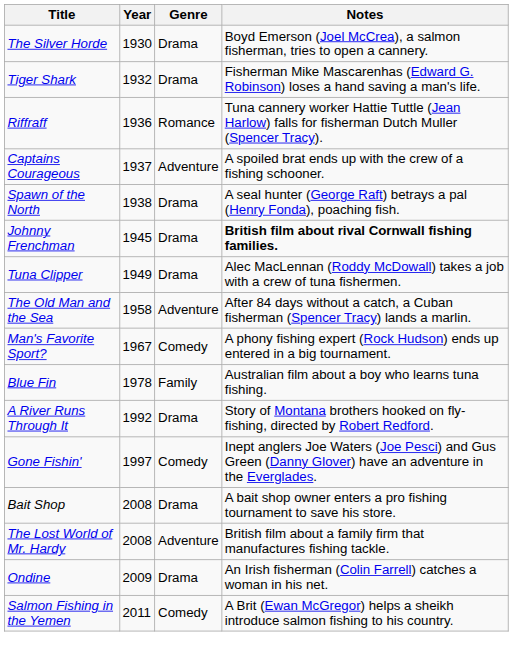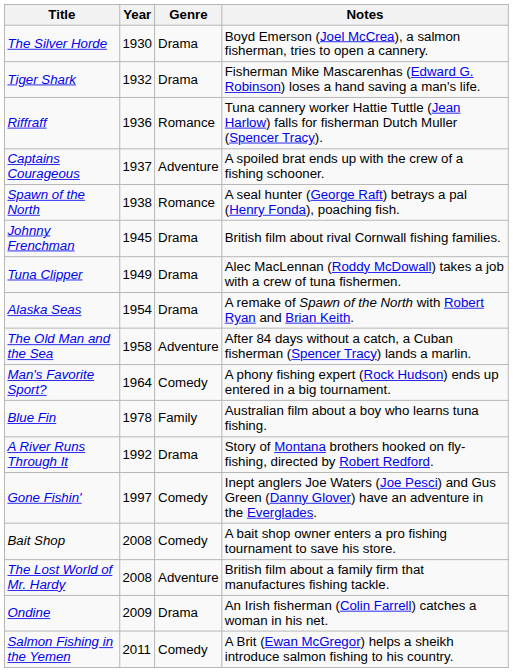(178, 202) Drama -> (187, 202) Romance
(348, 238) bold -> (363, 238) normal
+ row: (44, 310)
(137, 346) 1967 -> (137, 382) 1964
(178, 505) Drama -> (183, 541) Comedy
